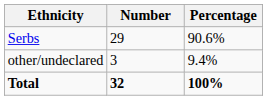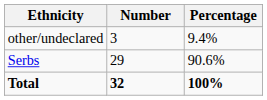rows swapped: (24, 38) <-> (56, 60)
